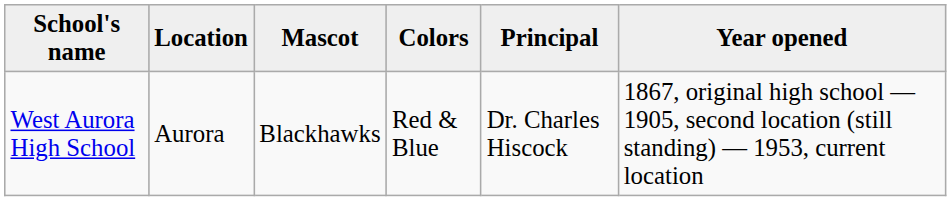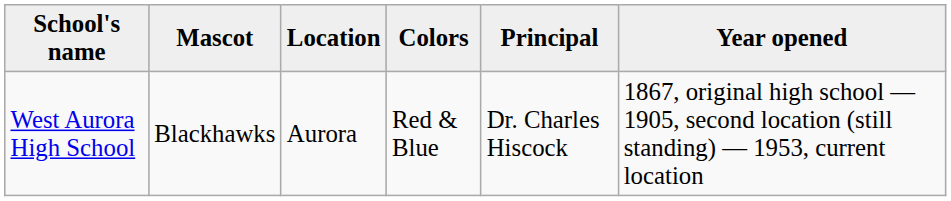columns swapped: (201, 38) <-> (320, 38)
